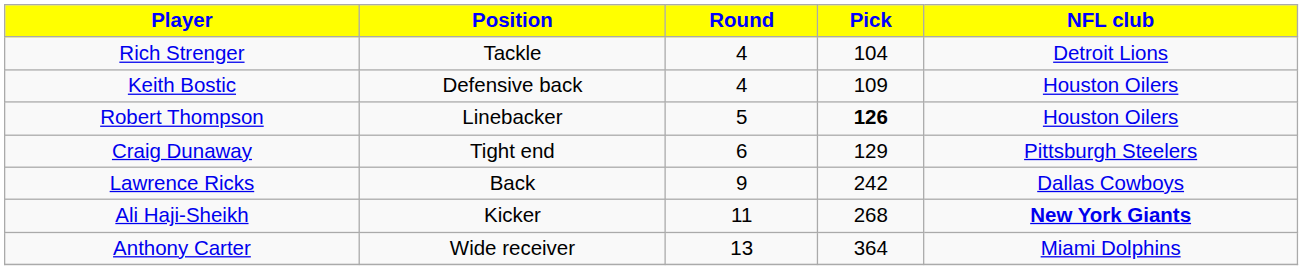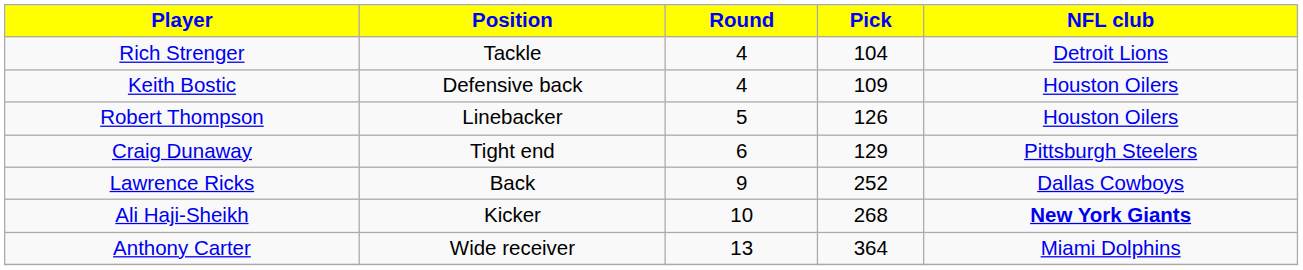(871, 118) bold -> (871, 118) normal
(871, 183) 242 -> (871, 183) 252
(742, 215) 11 -> (742, 215) 10
